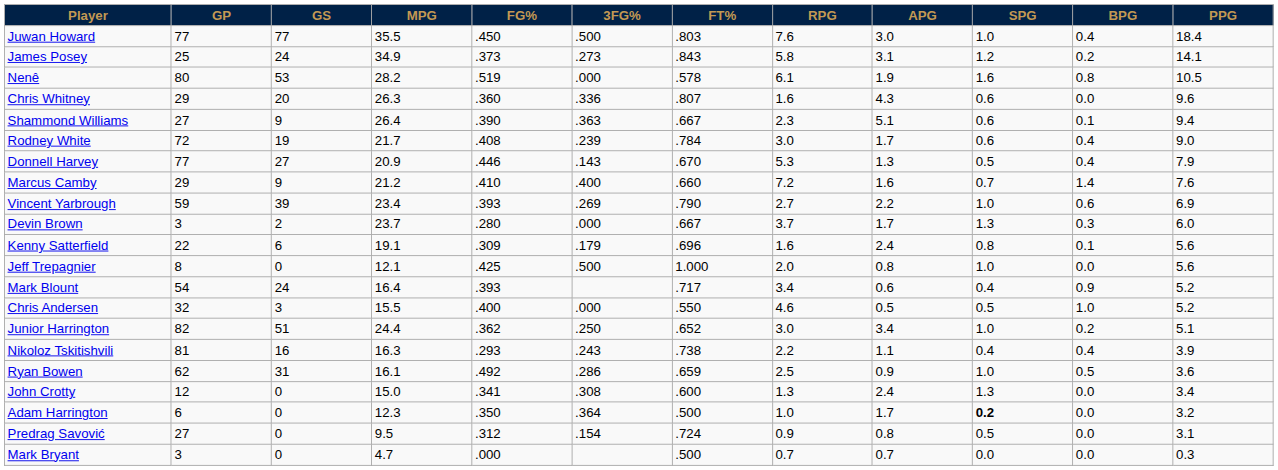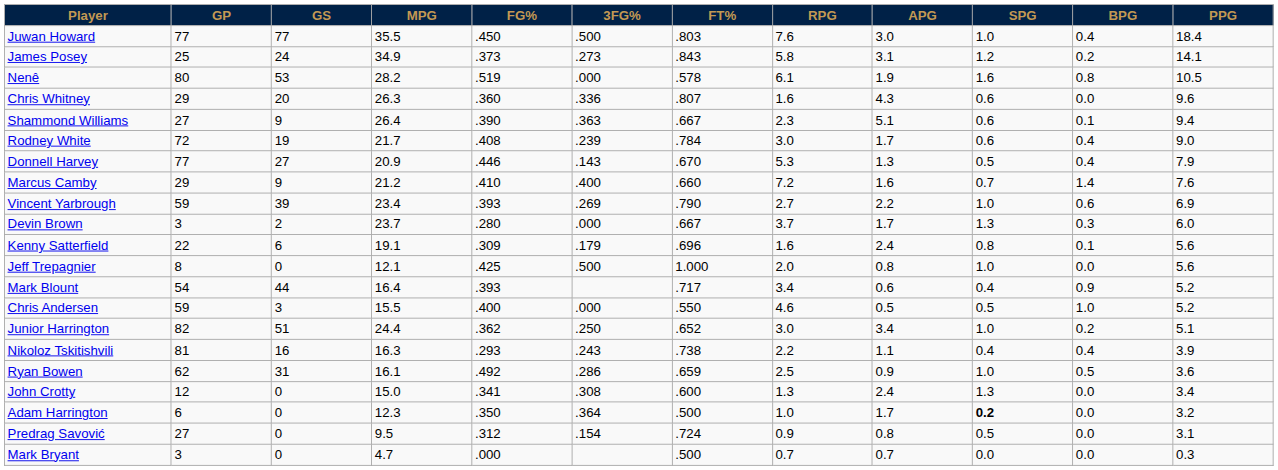(282, 287) 24 -> (282, 287) 44
(182, 308) 32 -> (182, 308) 59
